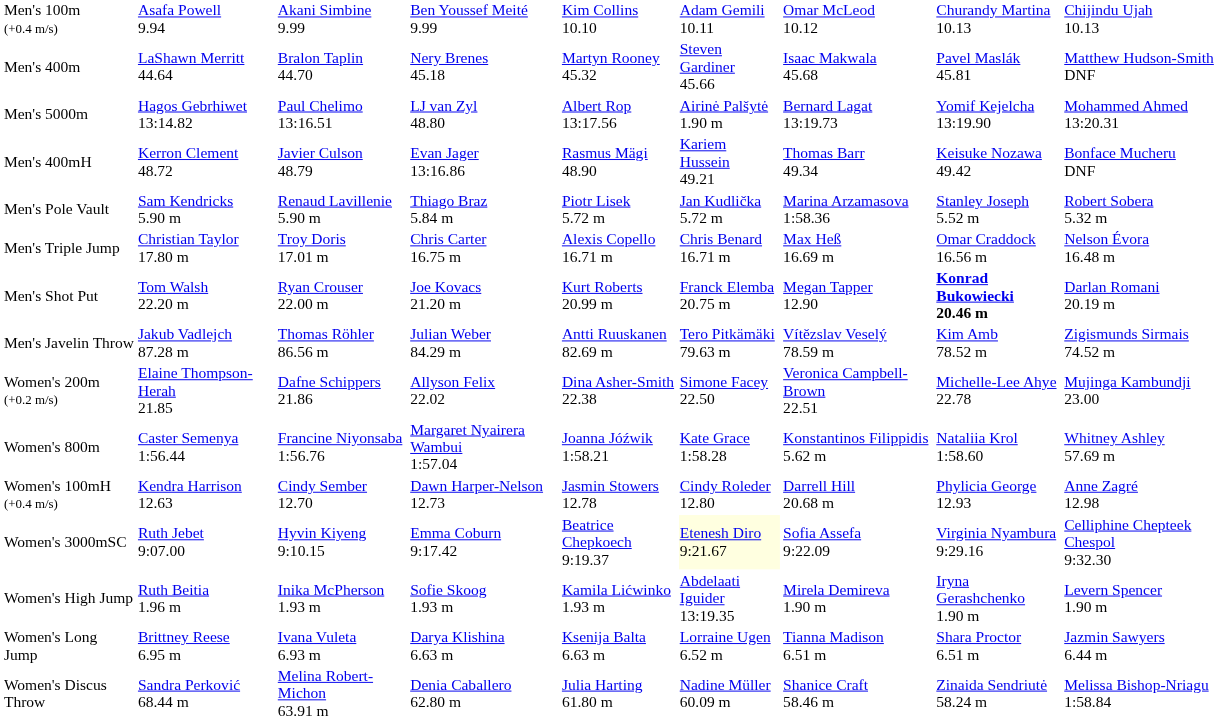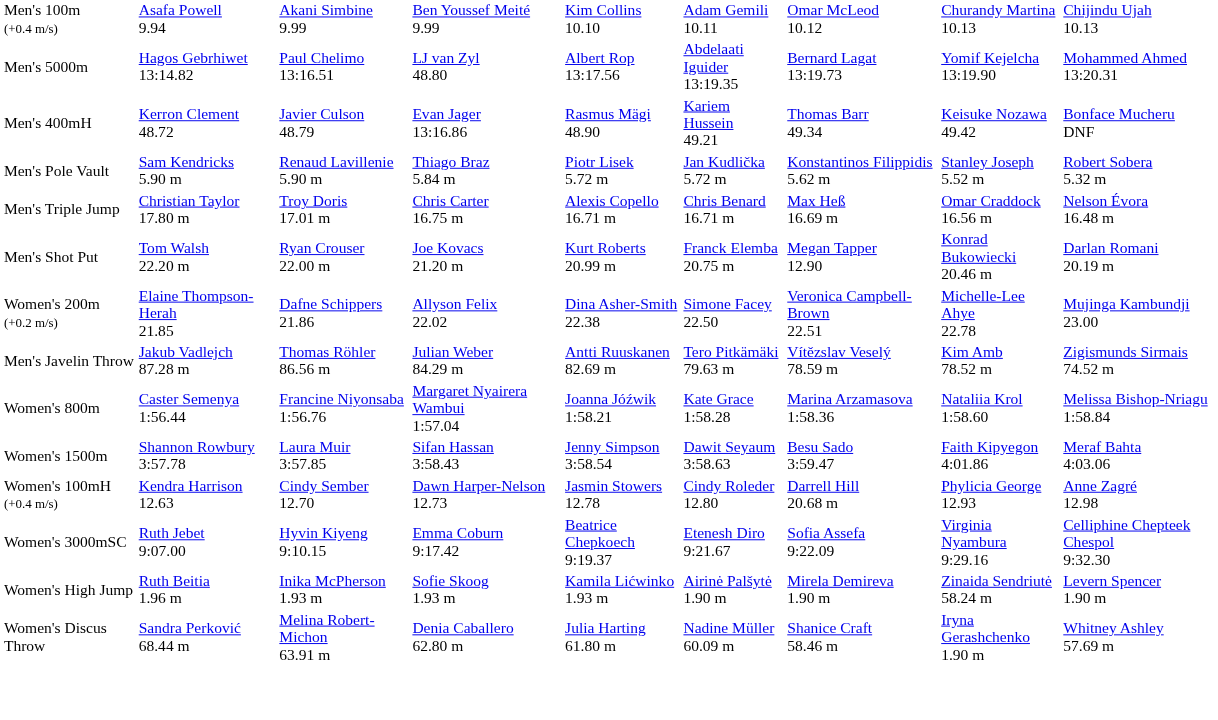- row: (42, 66)
(724, 114) Airinė Palšytė 1.90 m -> (714, 66) Abdelaati Iguider 13:19.35
(846, 209) Marina Arzamasova 1:58.36 -> (860, 170) Konstantinos Filippidis 5.62 m
(975, 295) bold -> (979, 257) normal
rows swapped: (69, 343) <-> (52, 390)
(856, 447) Konstantinos Filippidis 5.62 m -> (850, 408) Marina Arzamasova 1:58.36
(1114, 447) Whitney Ashley 57.69 m -> (1135, 408) Melissa Bishop-Nriagu 1:58.84
+ row: (56, 455)
(720, 542) lightyellow background -> (724, 542) no background
(710, 598) Abdelaati Iguider 13:19.35 -> (728, 589) Airinė Palšytė 1.90 m
(981, 598) Iryna Gerashchenko 1.90 m -> (997, 589) Zinaida Sendriutė 58.24 m
- row: (51, 646)
(992, 693) Zinaida Sendriutė 58.24 m -> (986, 637) Iryna Gerashchenko 1.90 m
(1136, 693) Melissa Bishop-Nriagu 1:58.84 -> (1113, 637) Whitney Ashley 57.69 m
